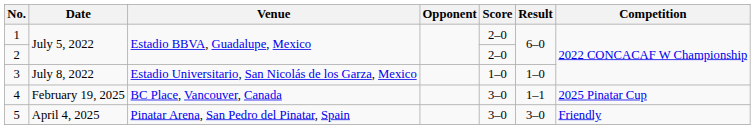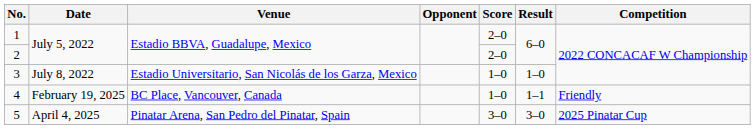(497, 94) 3–0 -> (497, 94) 1–0
(603, 94) 2025 Pinatar Cup -> (580, 94) Friendly
(580, 114) Friendly -> (603, 114) 2025 Pinatar Cup
